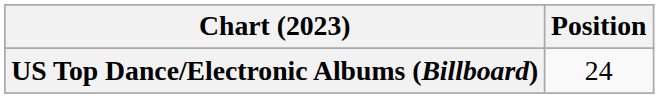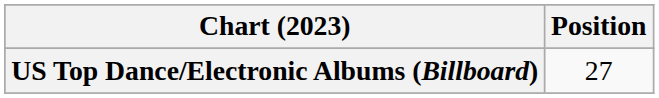(599, 70) 24 -> (599, 70) 27
